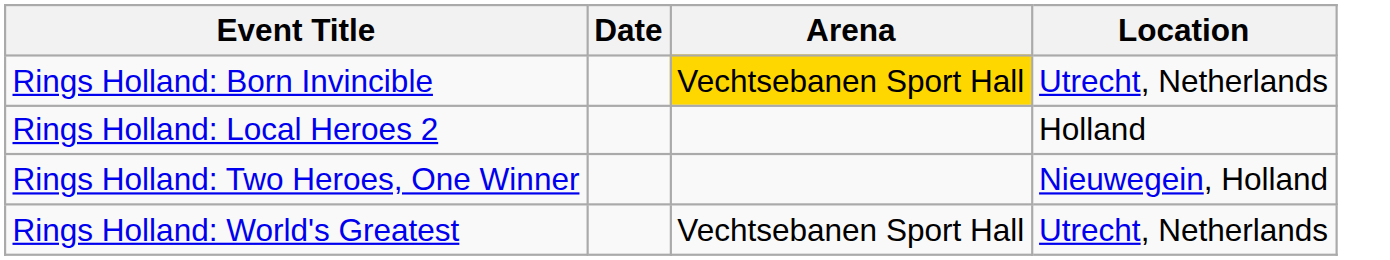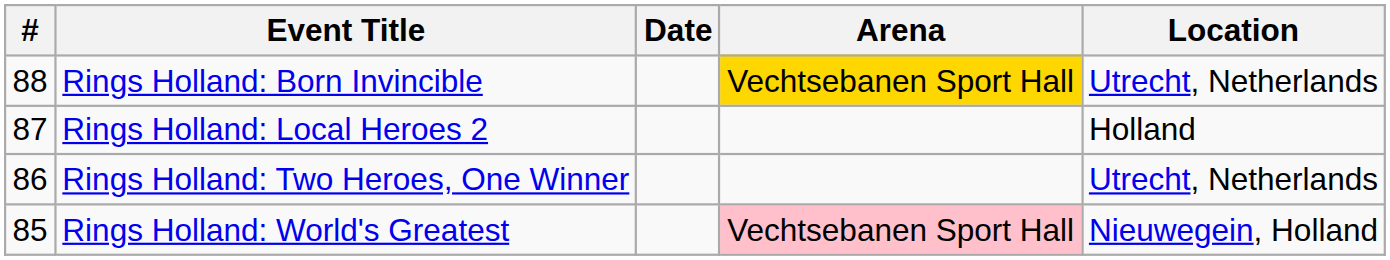+ column: (30, 30)
(1184, 180) Nieuwegein, Holland -> (1233, 180) Utrecht, Netherlands
(851, 230) no background -> (901, 230) pink background
(1184, 230) Utrecht, Netherlands -> (1233, 230) Nieuwegein, Holland
